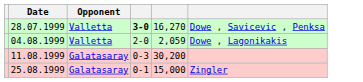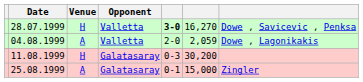+ column: (83, 12)
